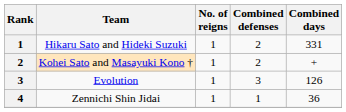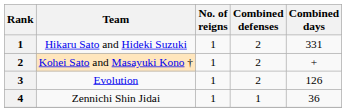(258, 80) 3 -> (258, 80) 2
